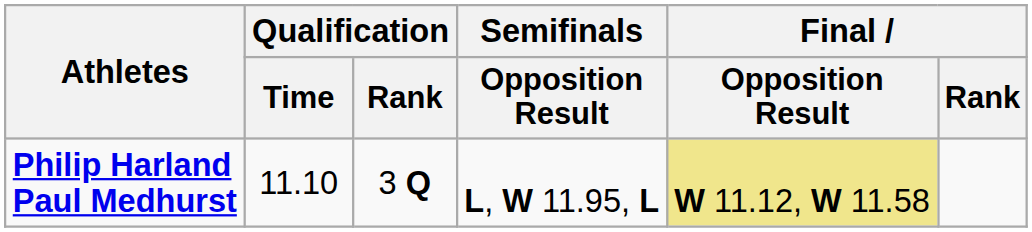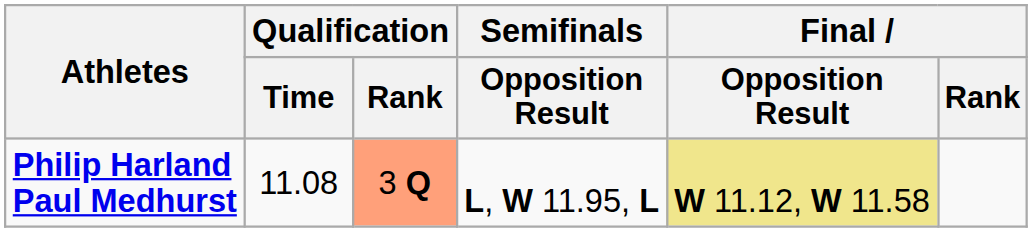(299, 183) 11.10 -> (299, 183) 11.08
(405, 183) no background -> (405, 183) lightsalmon background
